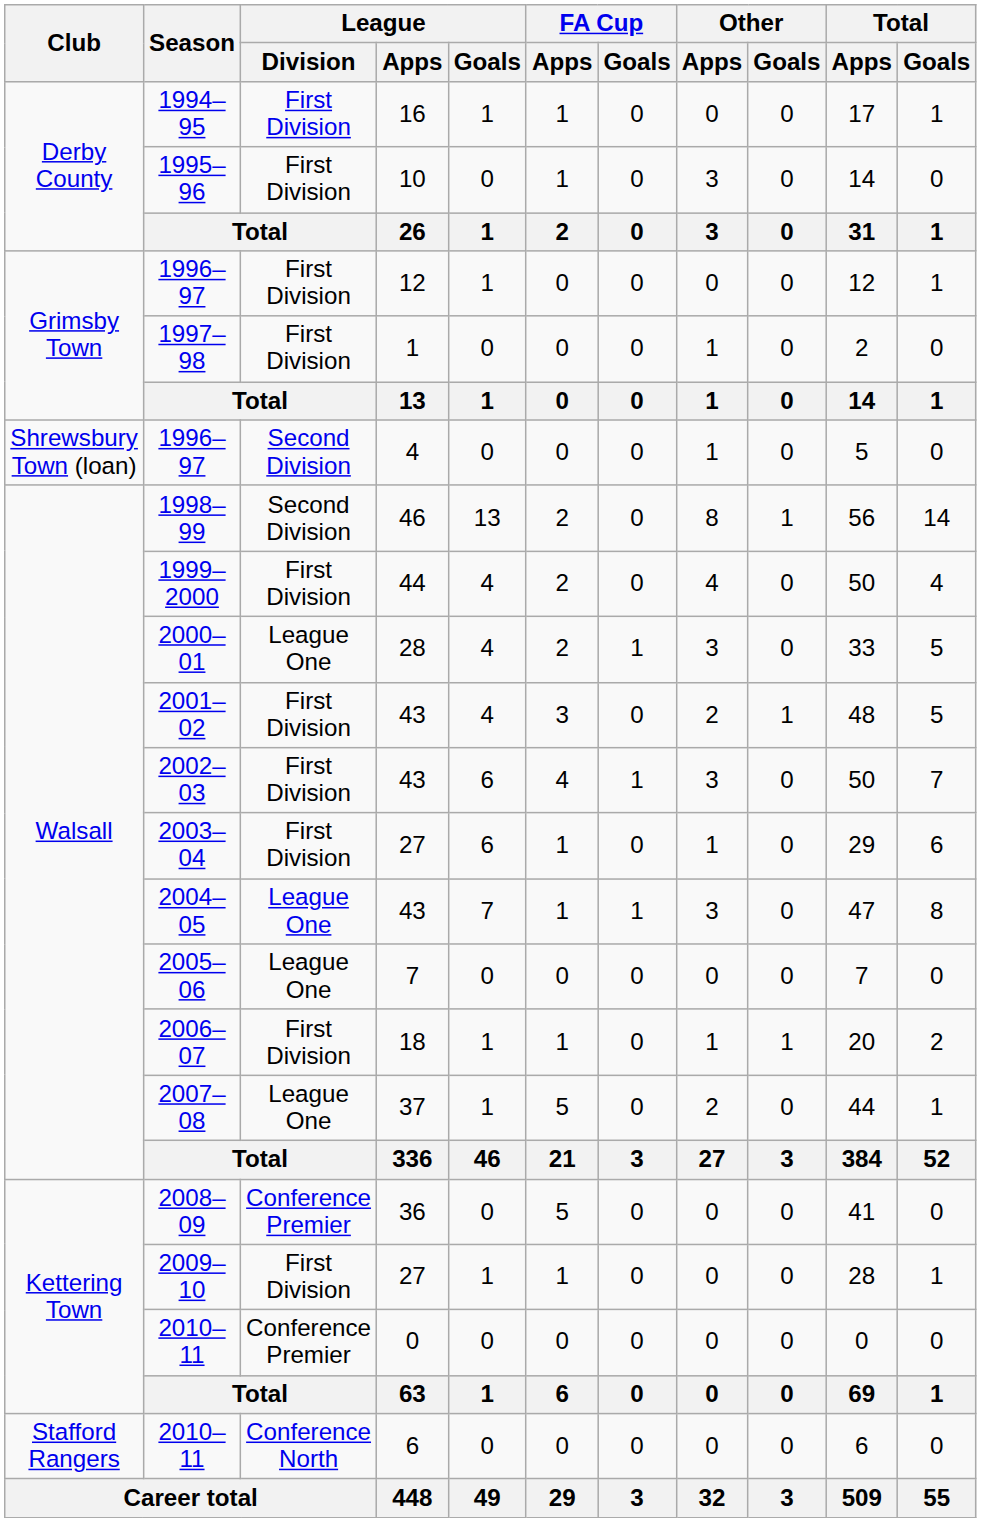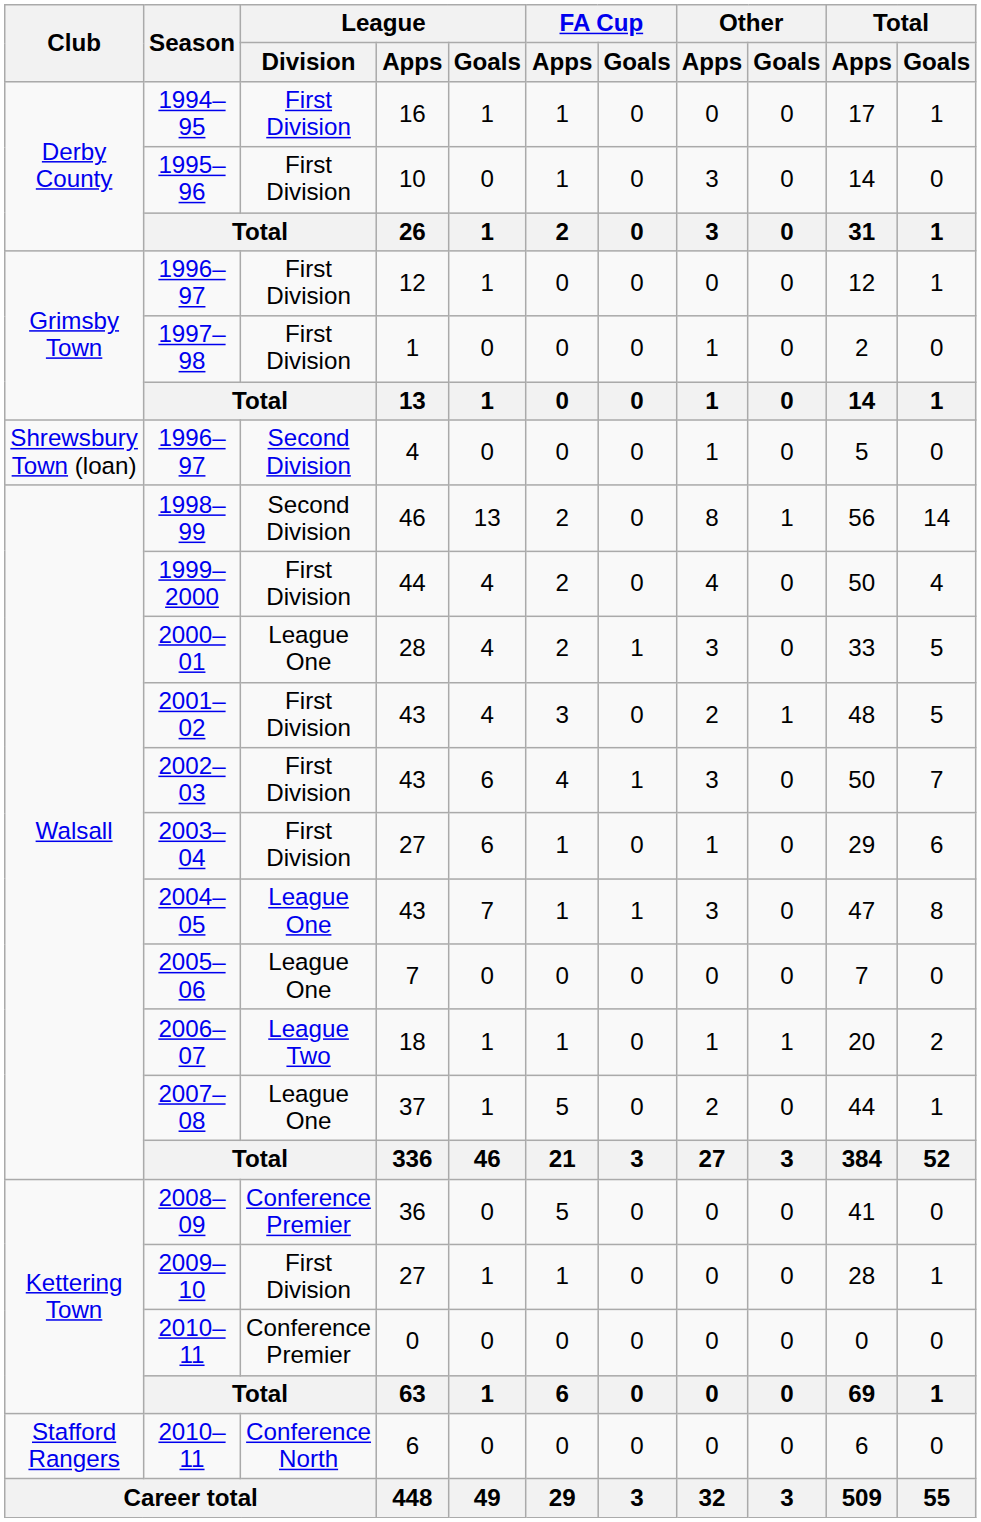(309, 1041) First Division -> (309, 1041) League Two
